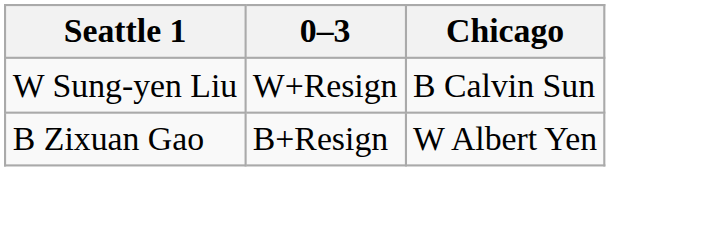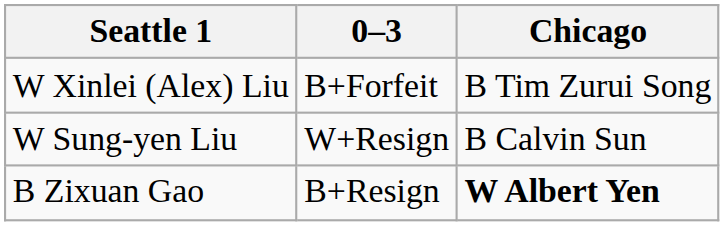+ row: (151, 84)
(505, 138) normal -> (562, 191) bold
